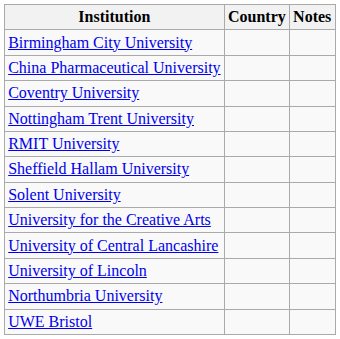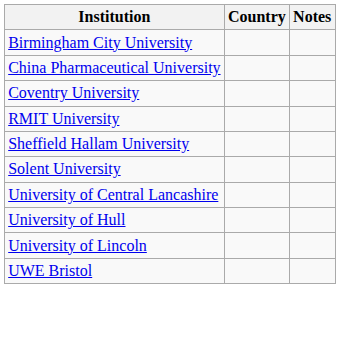- row: (101, 118)
- row: (110, 220)
+ row: (67, 220)
- row: (85, 296)
